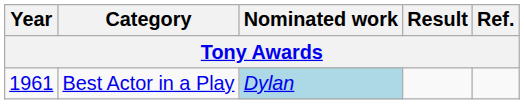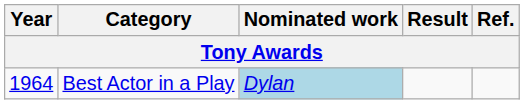(31, 83) 1961 -> (31, 83) 1964
